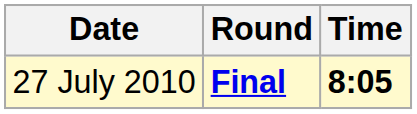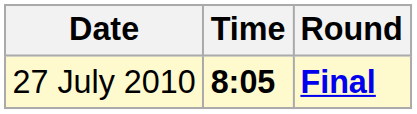columns swapped: (365, 30) <-> (262, 30)
